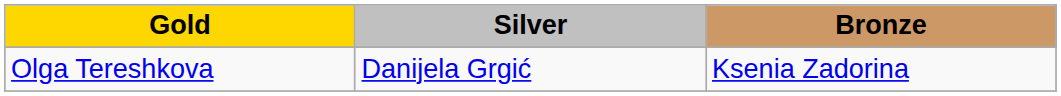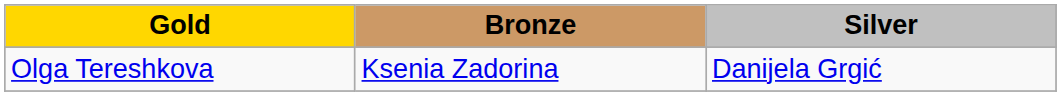columns swapped: (531, 25) <-> (881, 25)
